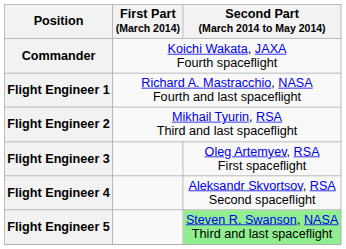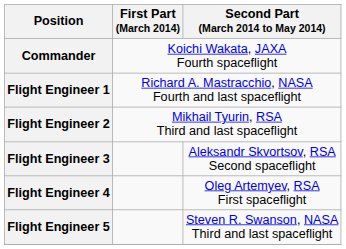(262, 158) Oleg Artemyev, RSA First spaceflight -> (262, 158) Aleksandr Skvortsov, RSA Second spaceflight
(262, 192) Aleksandr Skvortsov, RSA Second spaceflight -> (262, 192) Oleg Artemyev, RSA First spaceflight
(262, 227) lightgreen background -> (262, 227) no background
